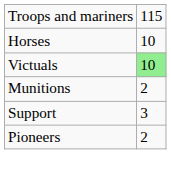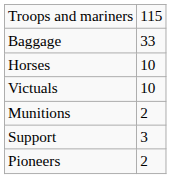+ row: (35, 40)
(148, 64) lightgreen background -> (148, 88) no background
